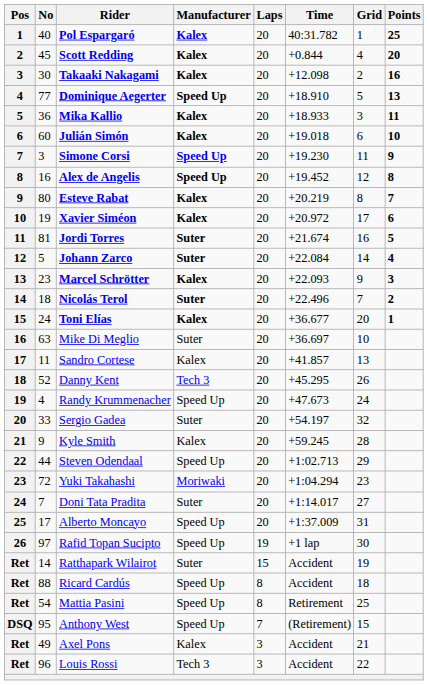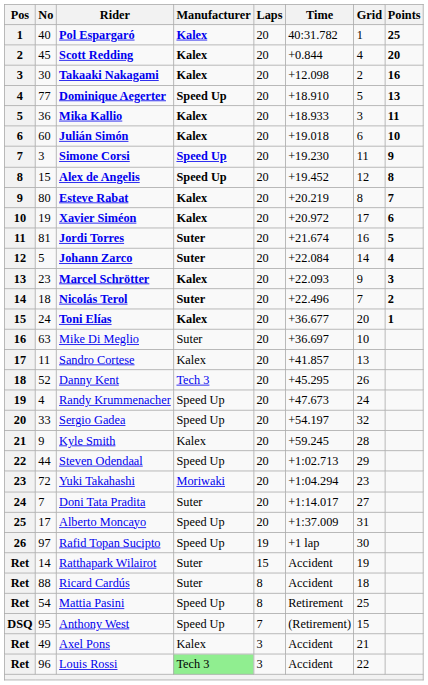(44, 177) 16 -> (44, 177) 15
(189, 420) Suter -> (201, 420) Speed Up
(201, 583) Speed Up -> (189, 583) Suter
(193, 664) no background -> (193, 664) lightgreen background
